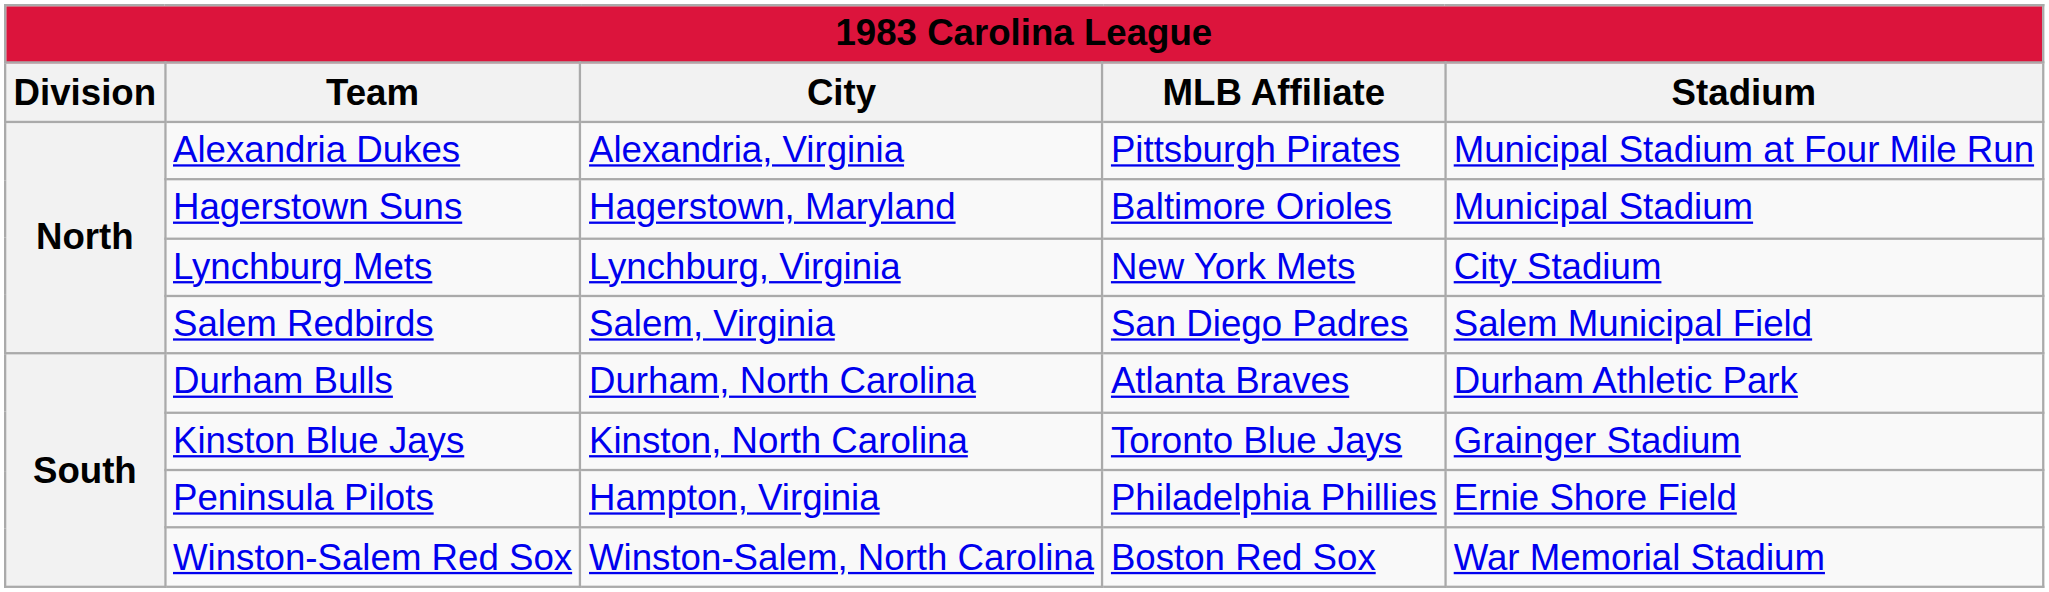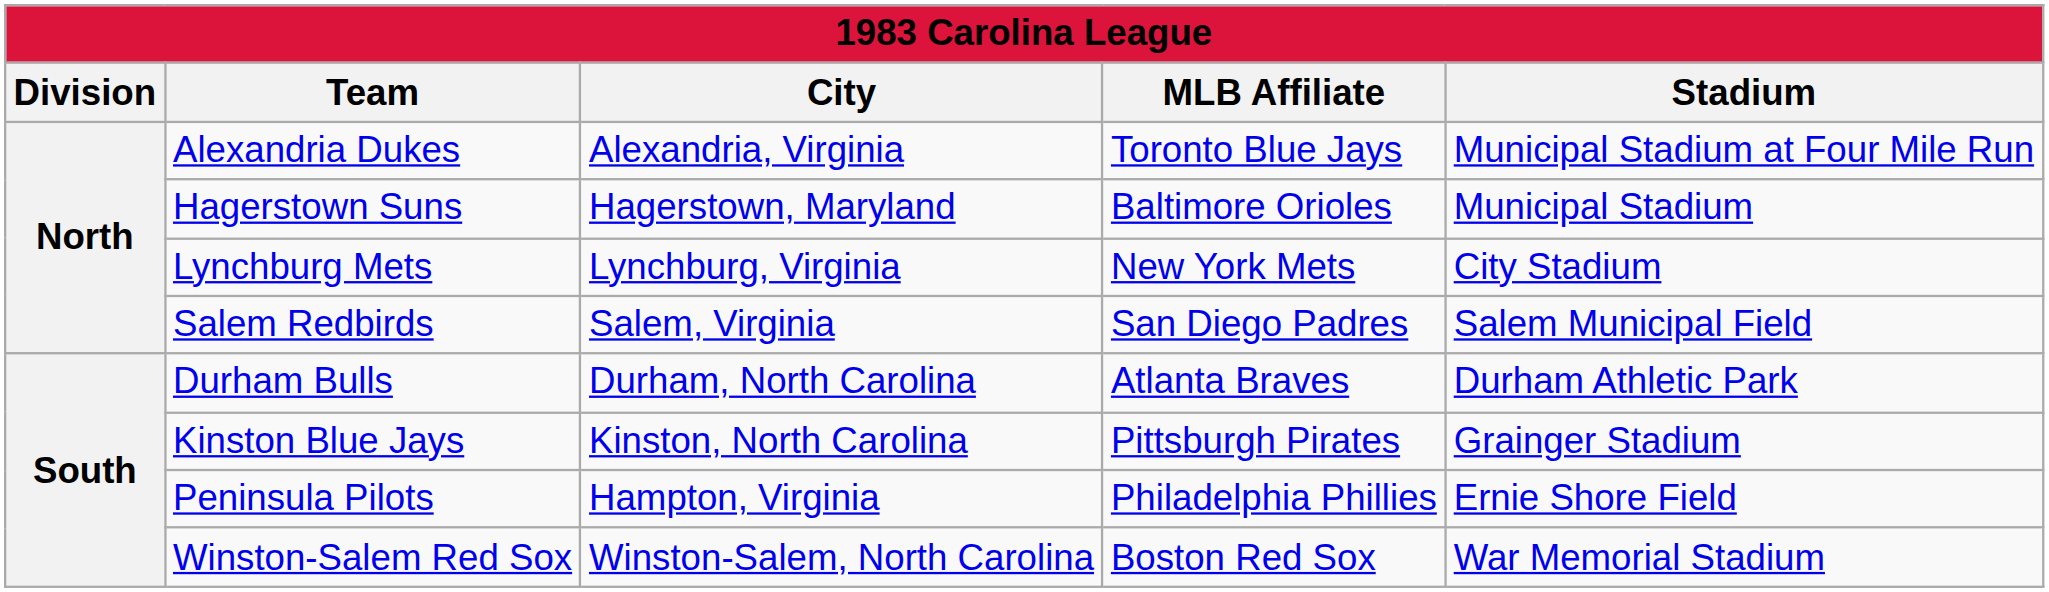(1256, 149) Pittsburgh Pirates -> (1257, 149) Toronto Blue Jays
(1257, 440) Toronto Blue Jays -> (1256, 440) Pittsburgh Pirates
